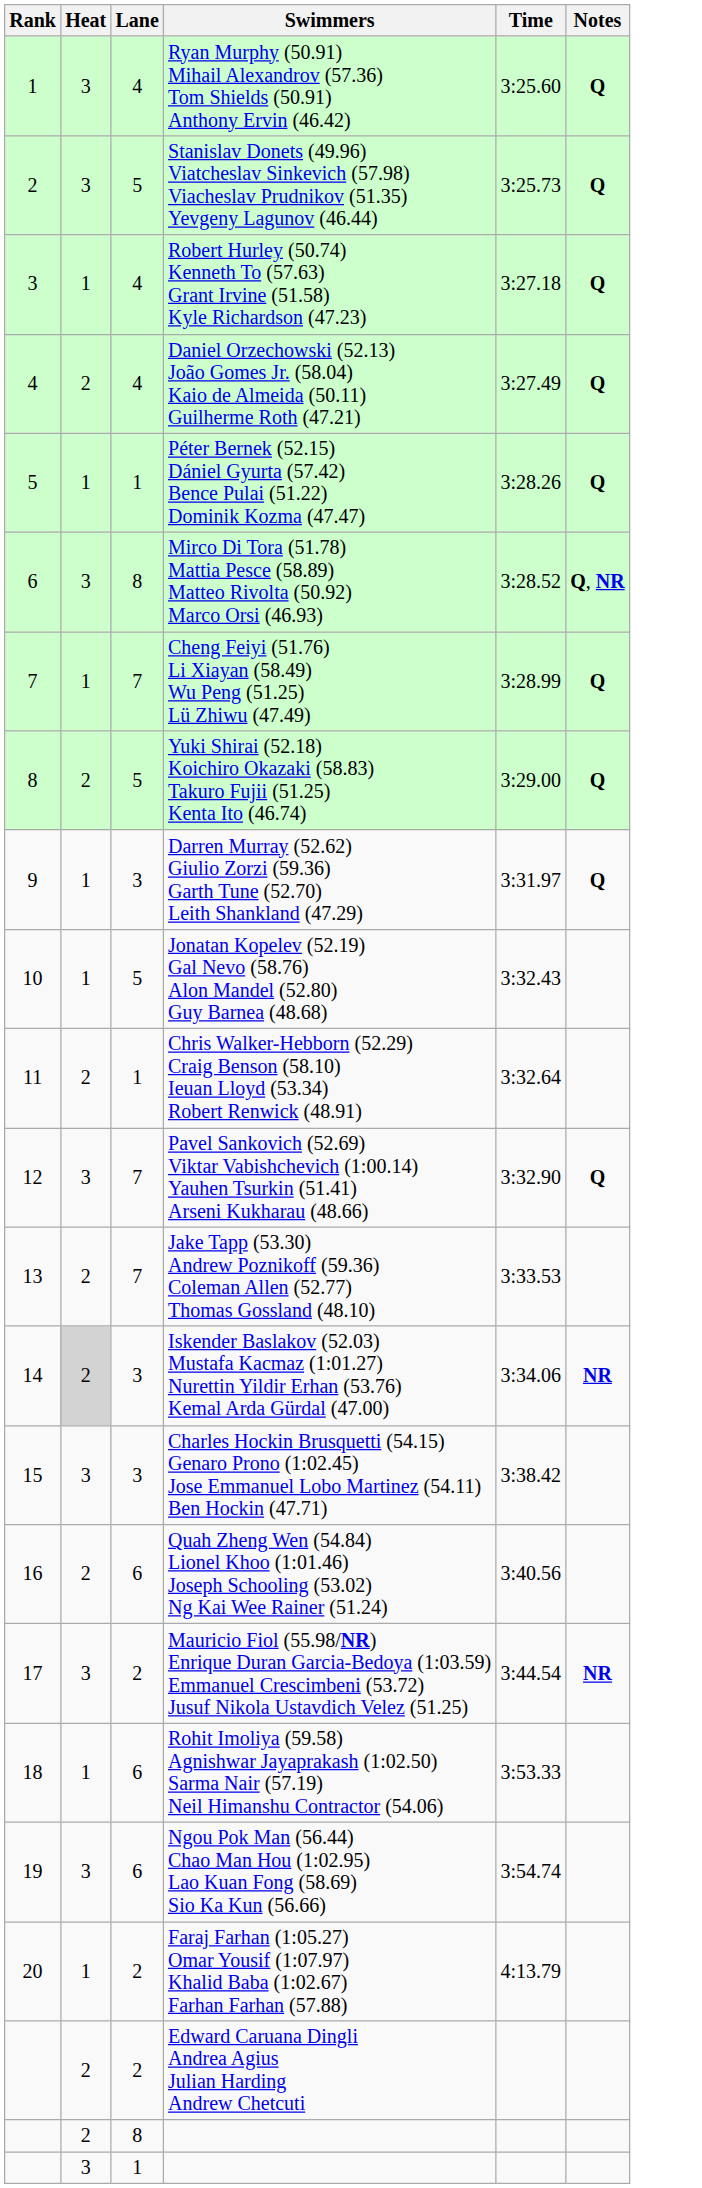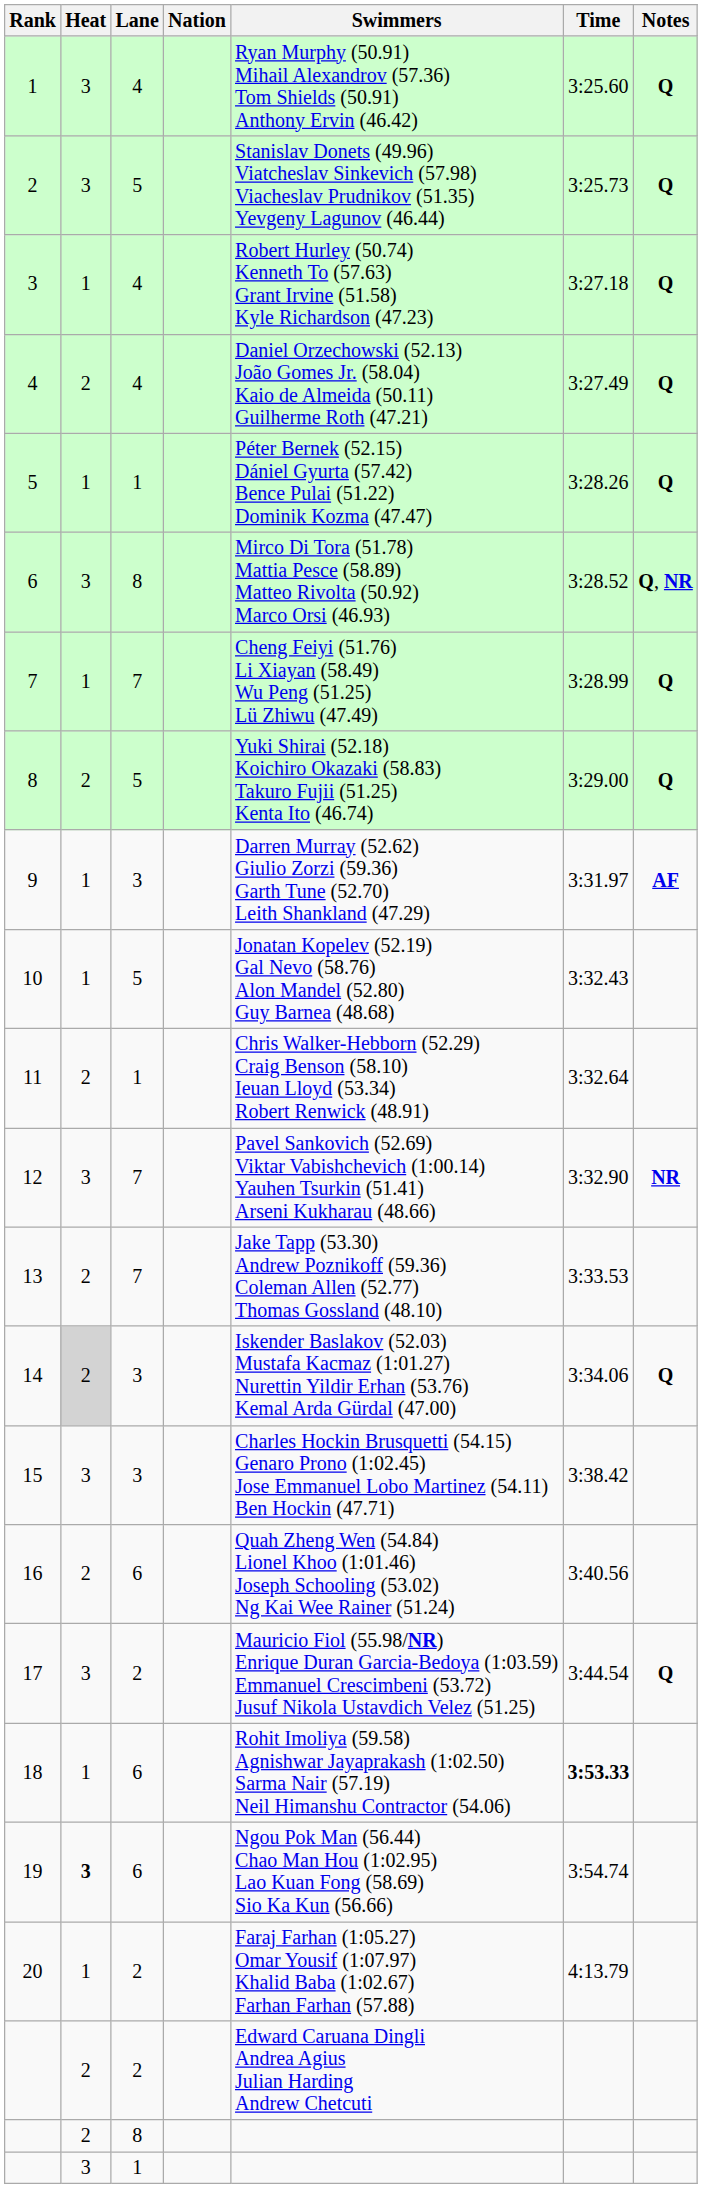+ column: (197, 20)
(597, 879) Q -> (666, 879) AF
(597, 1177) Q -> (666, 1177) NR
(597, 1375) NR -> (666, 1375) Q
(597, 1673) NR -> (666, 1673) Q
(531, 1772) normal -> (598, 1772) bold
(86, 1871) normal -> (86, 1871) bold
